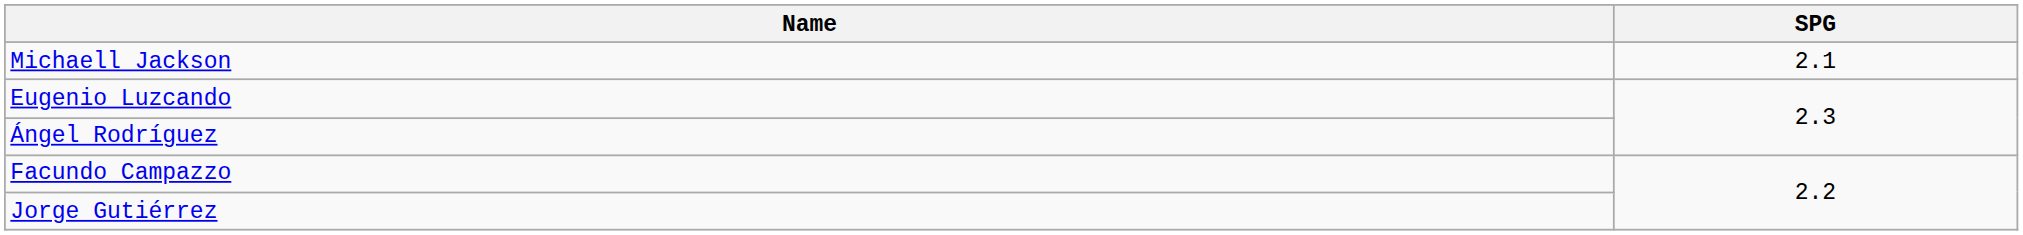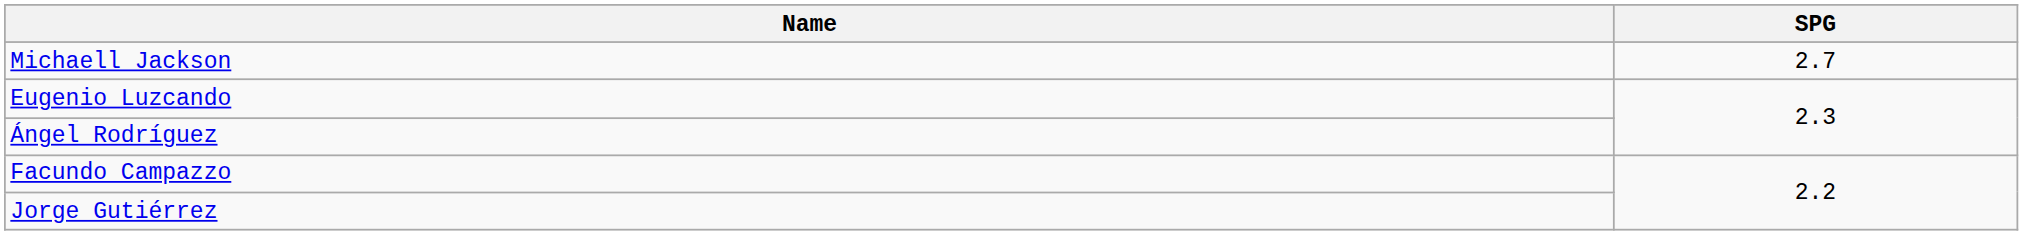(1815, 61) 2.1 -> (1815, 61) 2.7
